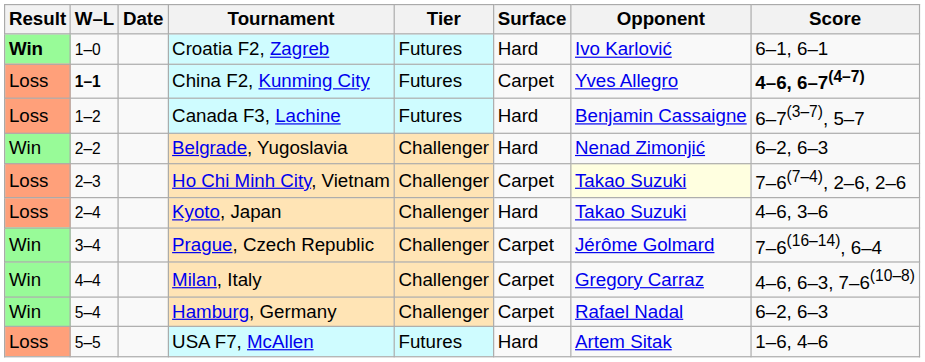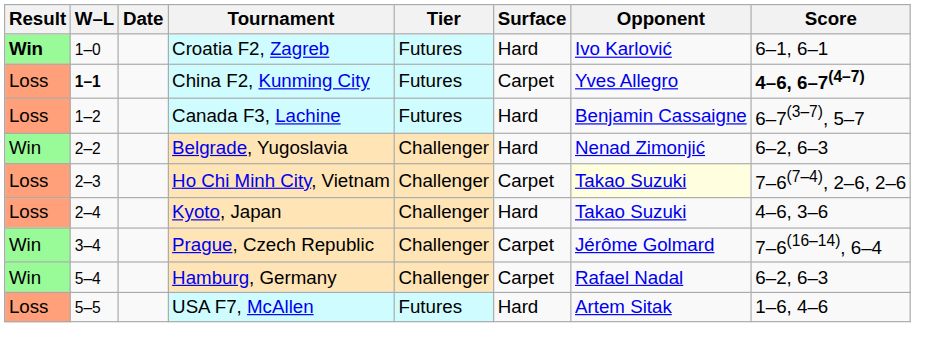- row: (217, 279)
